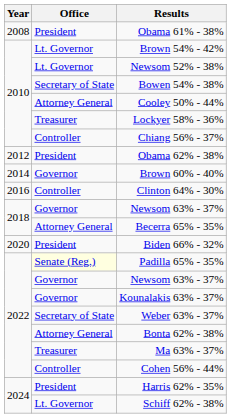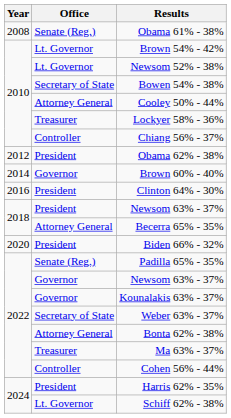(55, 31) President -> (65, 31) Senate (Reg.)
(58, 191) Controller -> (55, 191) President
(56, 208) Governor -> (55, 208) President
(65, 262) lightyellow background -> (65, 262) no background
